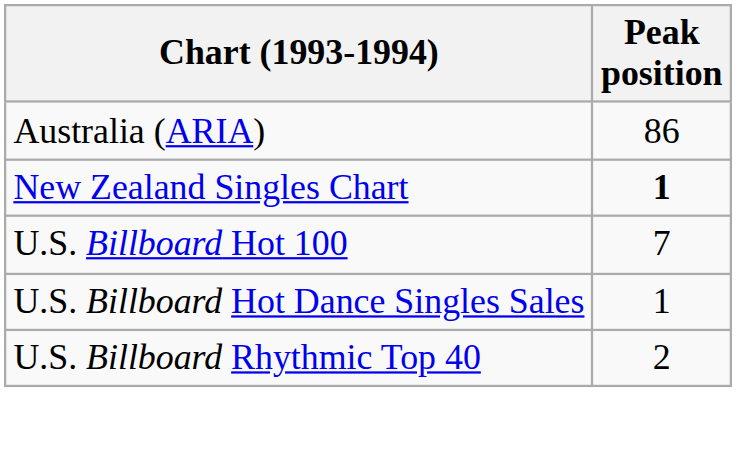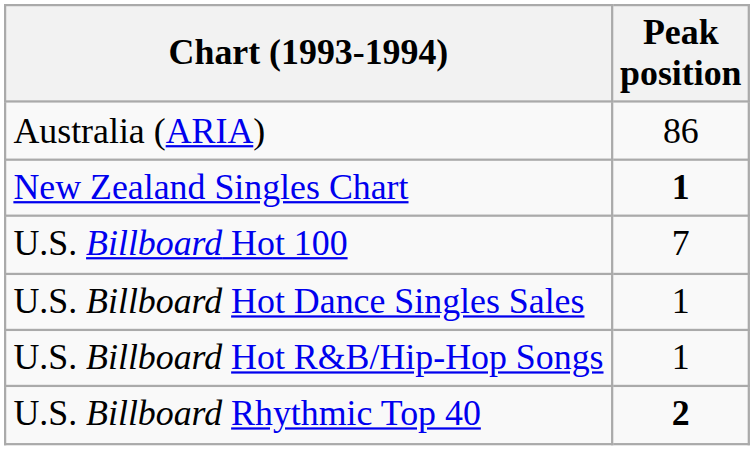+ row: (308, 357)
(662, 357) normal -> (681, 414) bold
